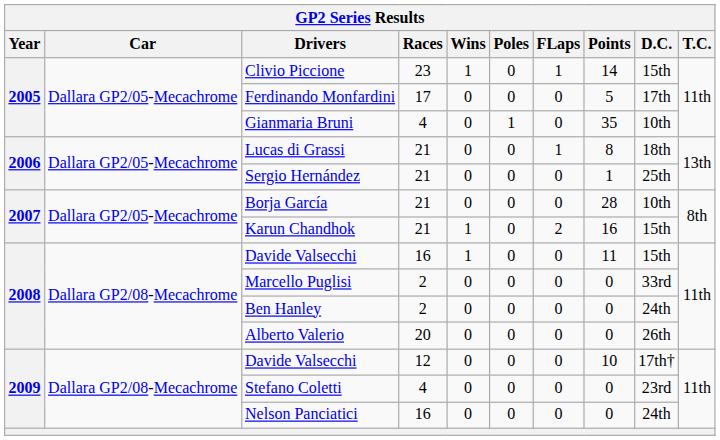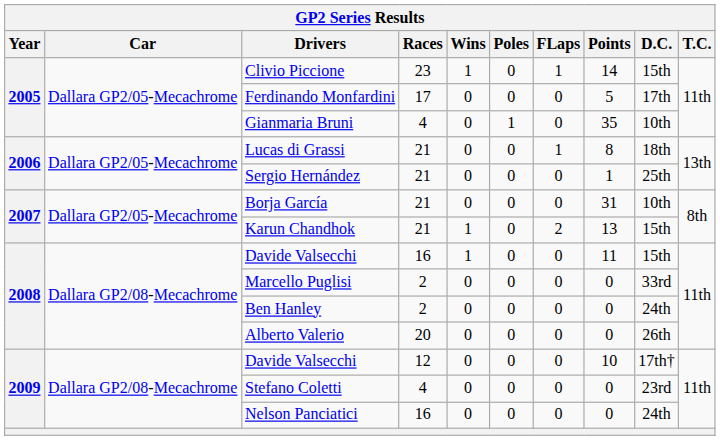(609, 202) 28 -> (609, 202) 31
(609, 229) 16 -> (609, 229) 13
